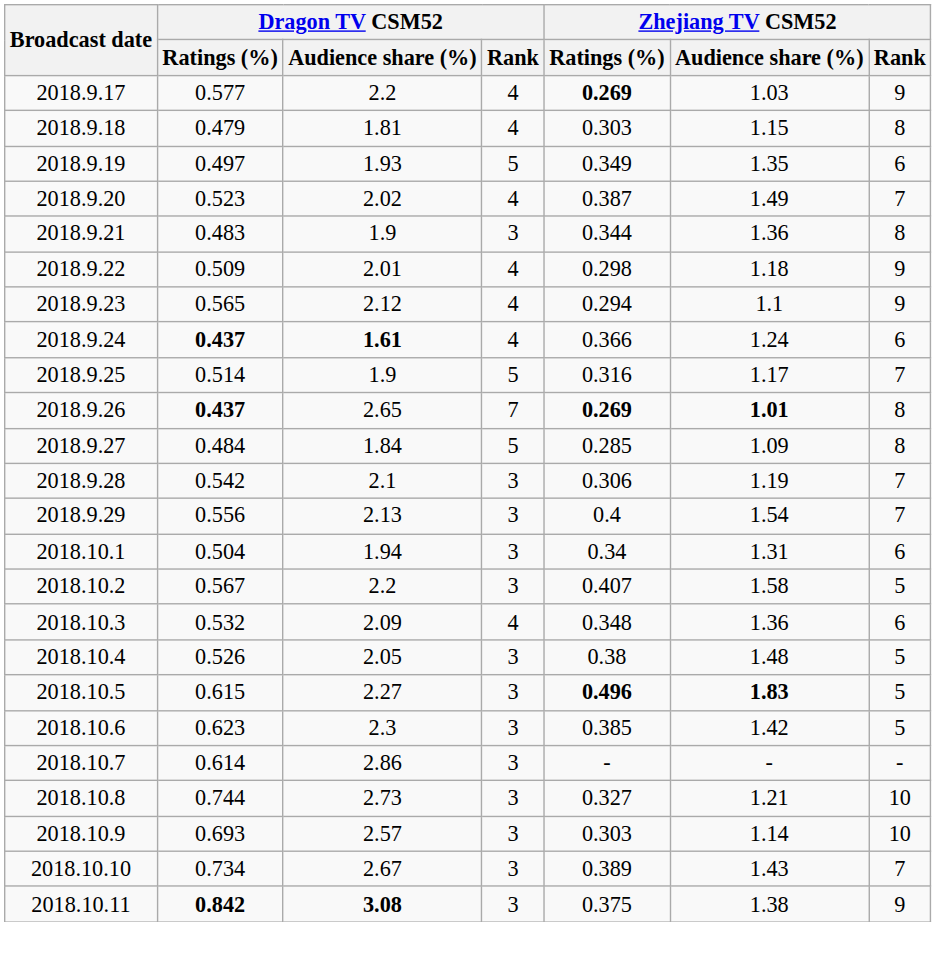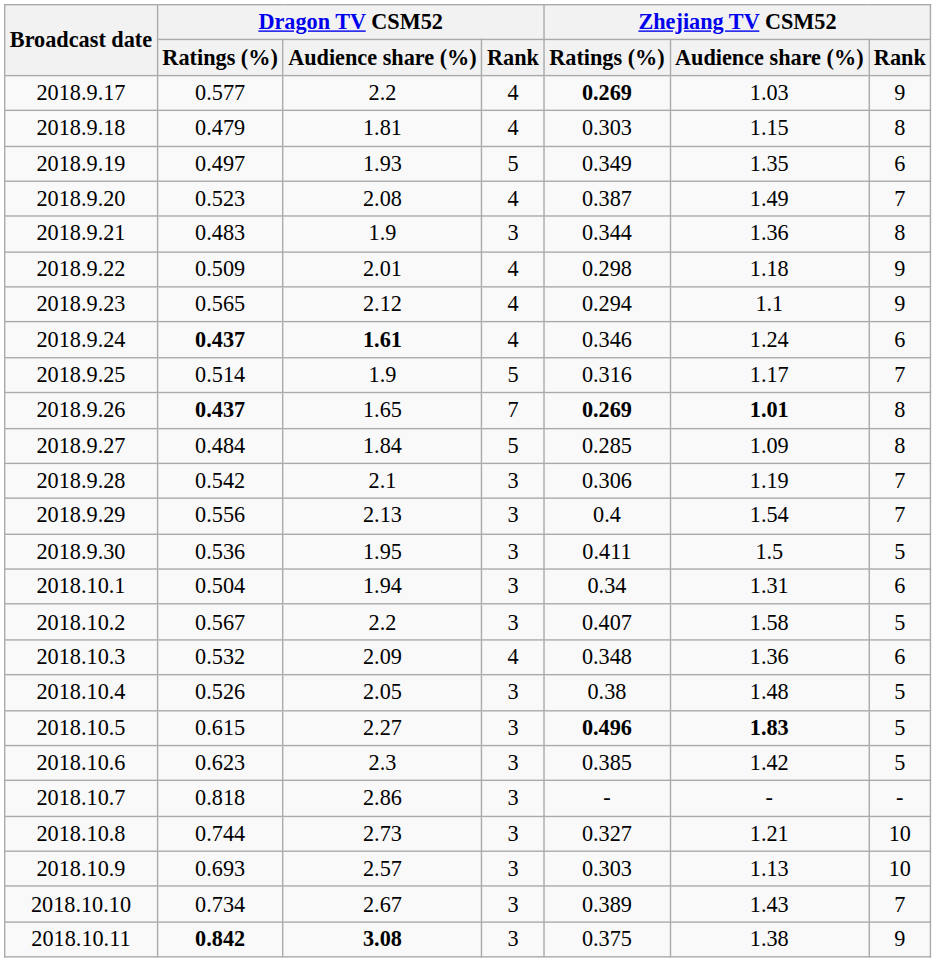(382, 198) 2.02 -> (382, 198) 2.08
(607, 339) 0.366 -> (607, 339) 0.346
(382, 410) 2.65 -> (382, 410) 1.65
+ row: (81, 551)
(220, 762) 0.614 -> (220, 798) 0.818
(769, 833) 1.14 -> (769, 868) 1.13
